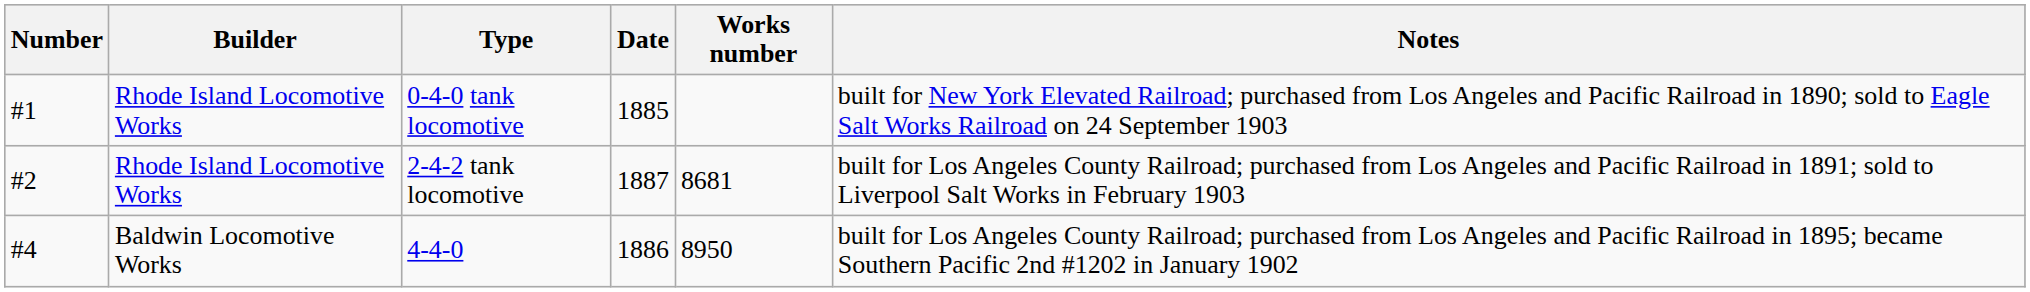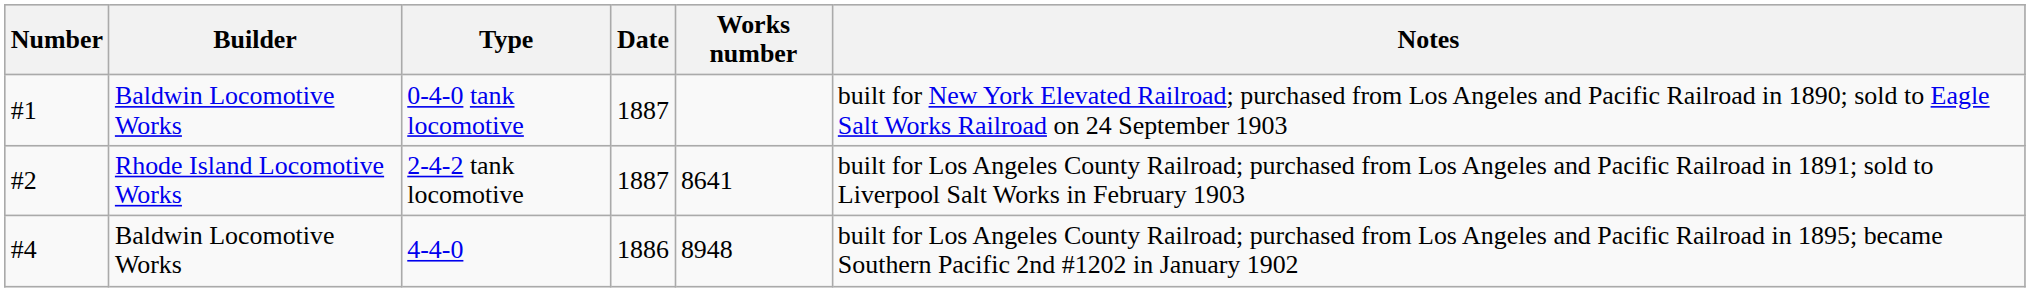(250, 109) Rhode Island Locomotive Works -> (225, 109) Baldwin Locomotive Works
(643, 109) 1885 -> (643, 109) 1887
(707, 180) 8681 -> (707, 180) 8641
(707, 250) 8950 -> (707, 250) 8948
